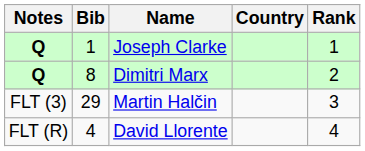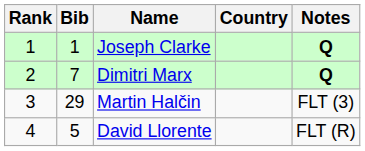columns swapped: (334, 18) <-> (38, 18)
(91, 74) 8 -> (75, 74) 7
(91, 131) 4 -> (75, 131) 5
